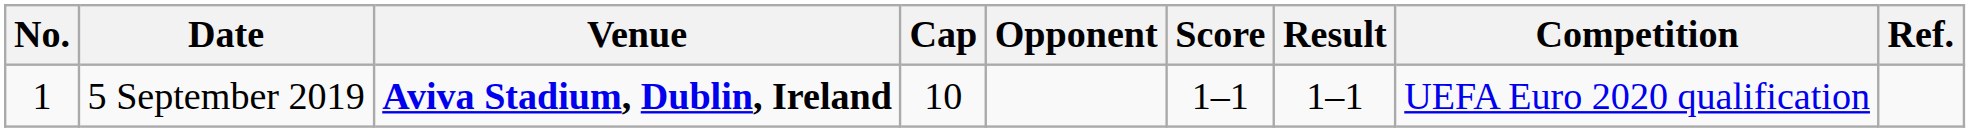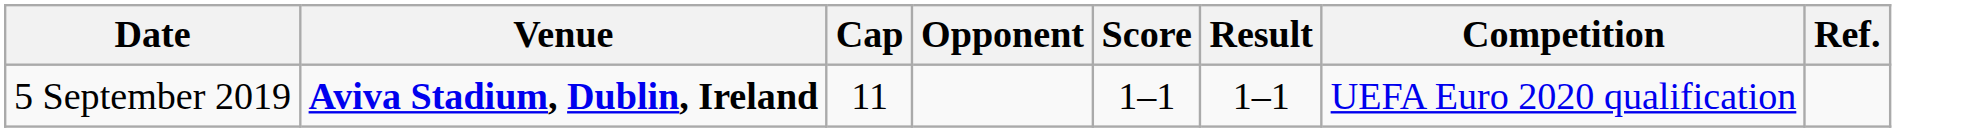- column: (42, 34)
(943, 95) 10 -> (870, 95) 11
